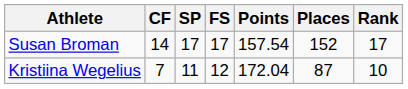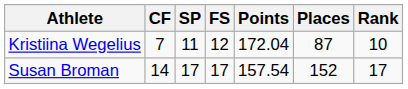rows swapped: (64, 45) <-> (75, 71)
